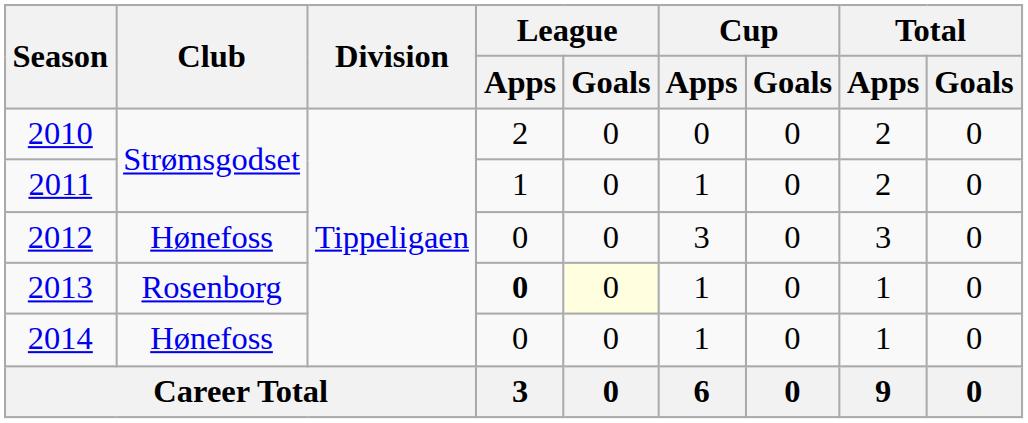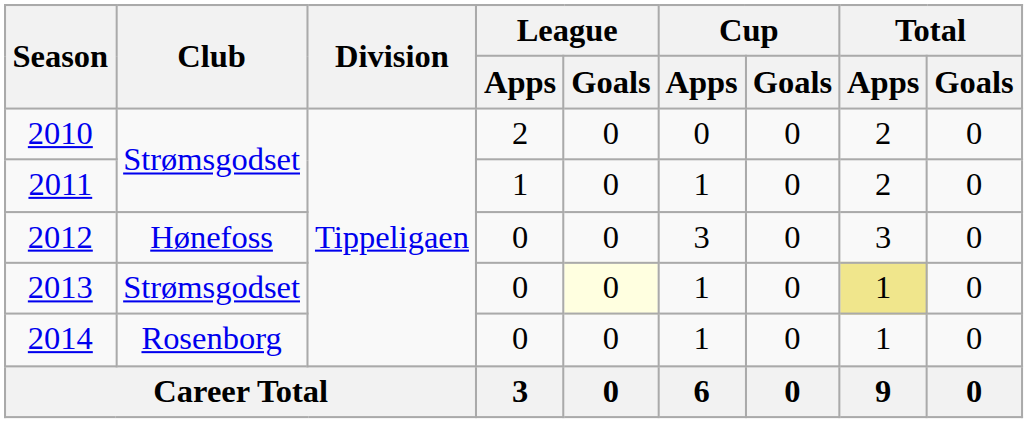(212, 287) Rosenborg -> (212, 287) Strømsgodset
(520, 287) bold -> (520, 287) normal
(883, 287) no background -> (883, 287) khaki background
(212, 339) Hønefoss -> (212, 339) Rosenborg
